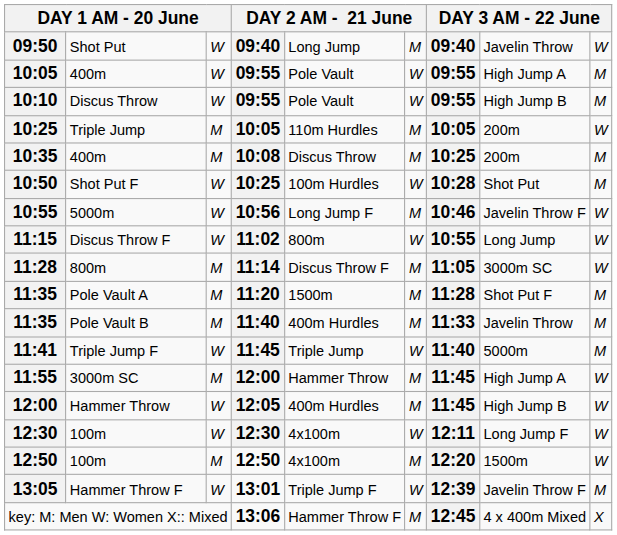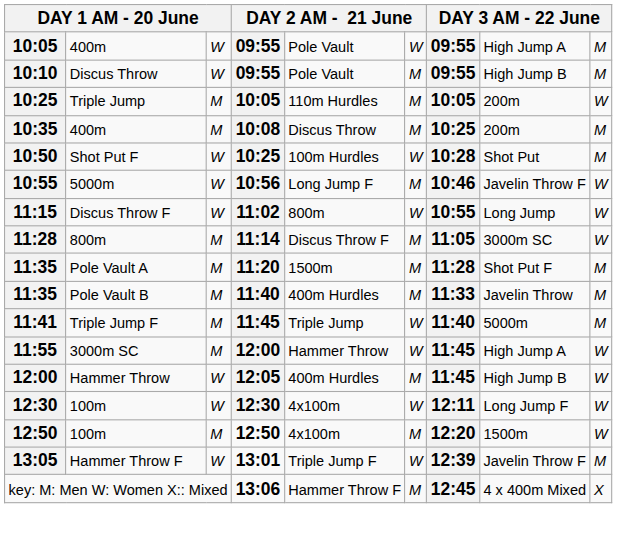- row: (35, 45)
(416, 102) W -> (415, 74) M
(217, 351) W -> (216, 323) M
(415, 378) M -> (416, 351) W
